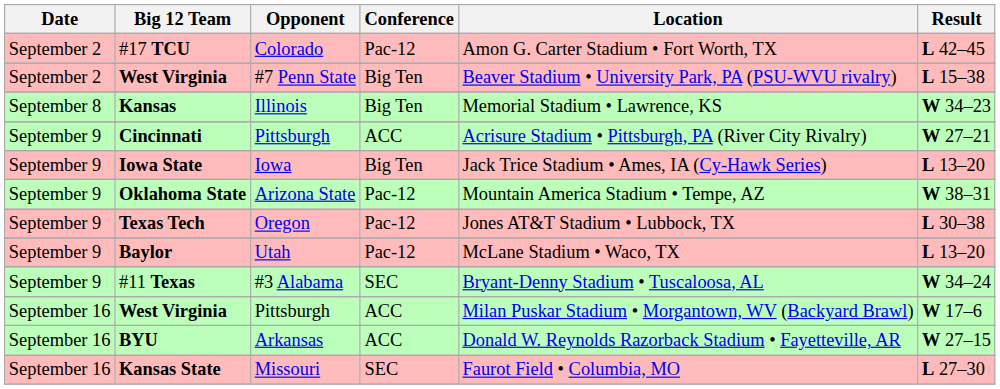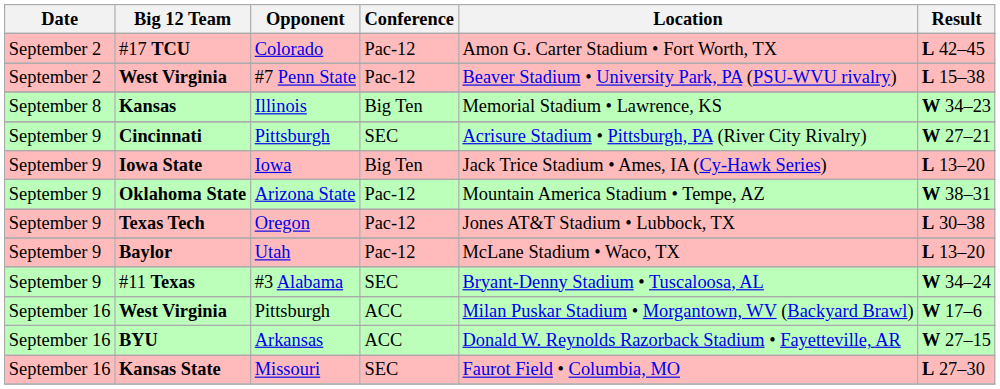(394, 77) Big Ten -> (390, 77) Pac-12
(383, 135) ACC -> (381, 135) SEC
